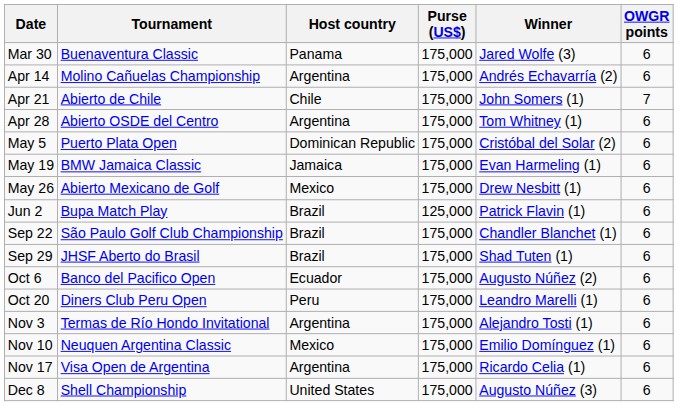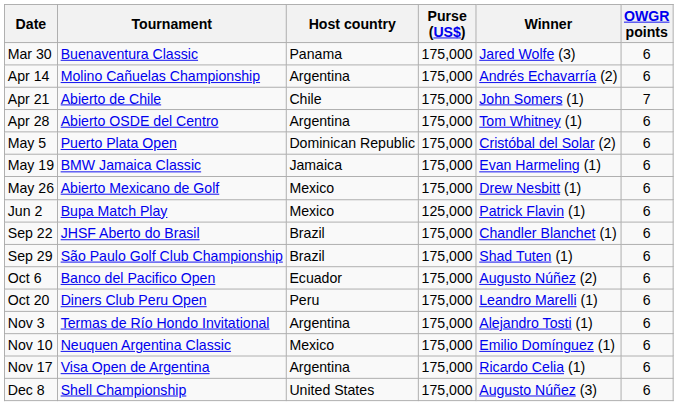(307, 211) Brazil -> (312, 211) Mexico
(172, 233) São Paulo Golf Club Championship -> (130, 233) JHSF Aberto do Brasil
(130, 255) JHSF Aberto do Brasil -> (172, 255) São Paulo Golf Club Championship
